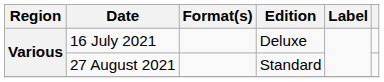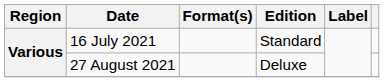(283, 40) Deluxe -> (291, 40) Standard
(291, 64) Standard -> (283, 64) Deluxe
